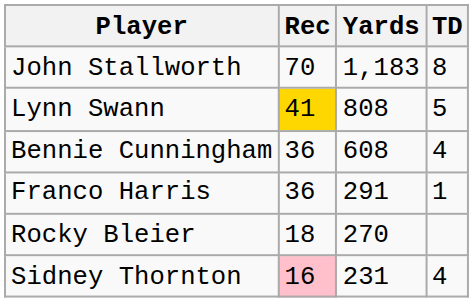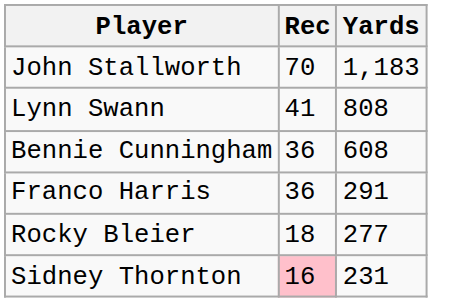- column: (447, 26)
(300, 109) gold background -> (300, 109) no background
(366, 235) 270 -> (366, 235) 277
